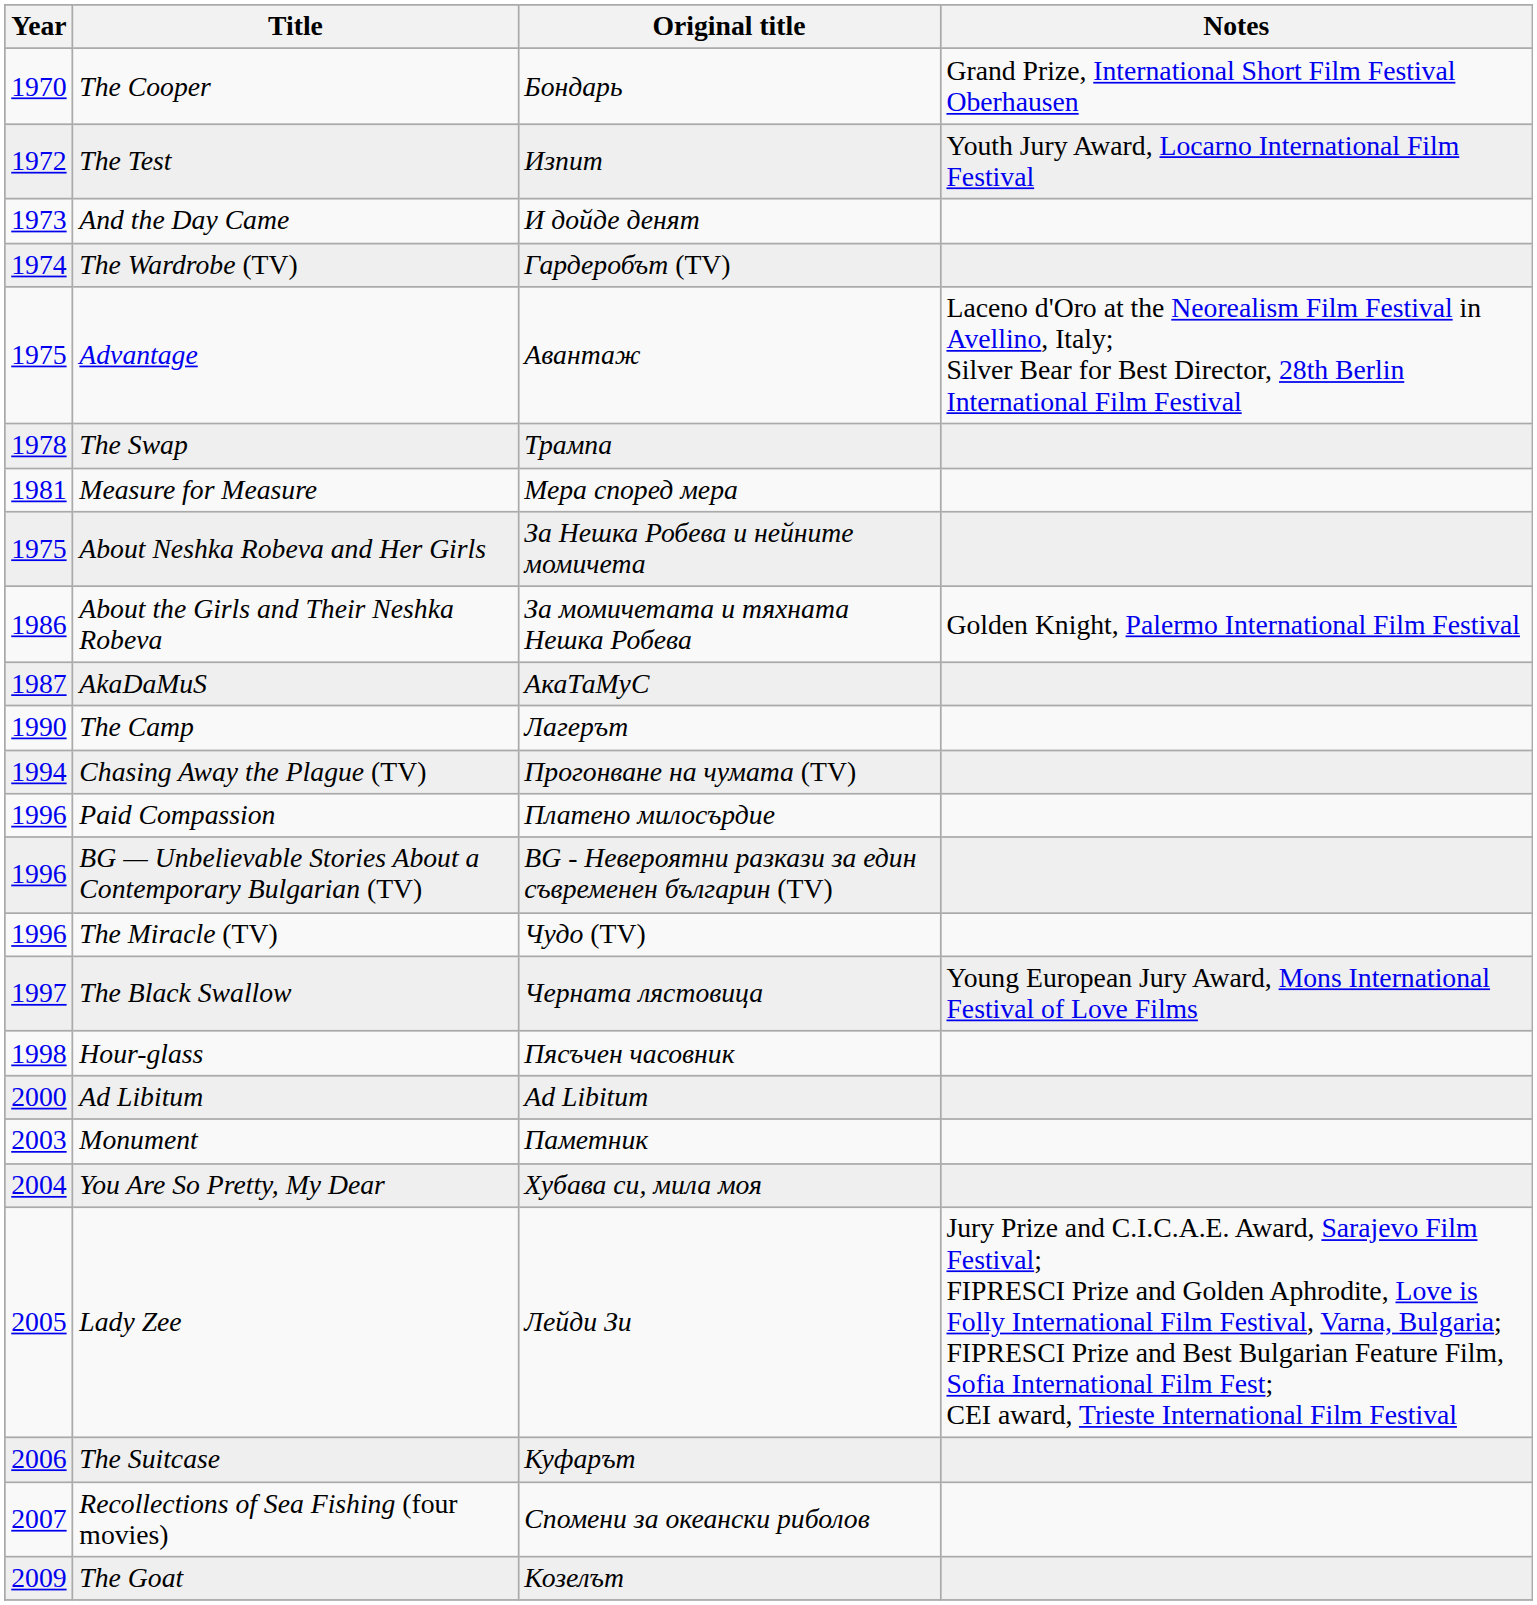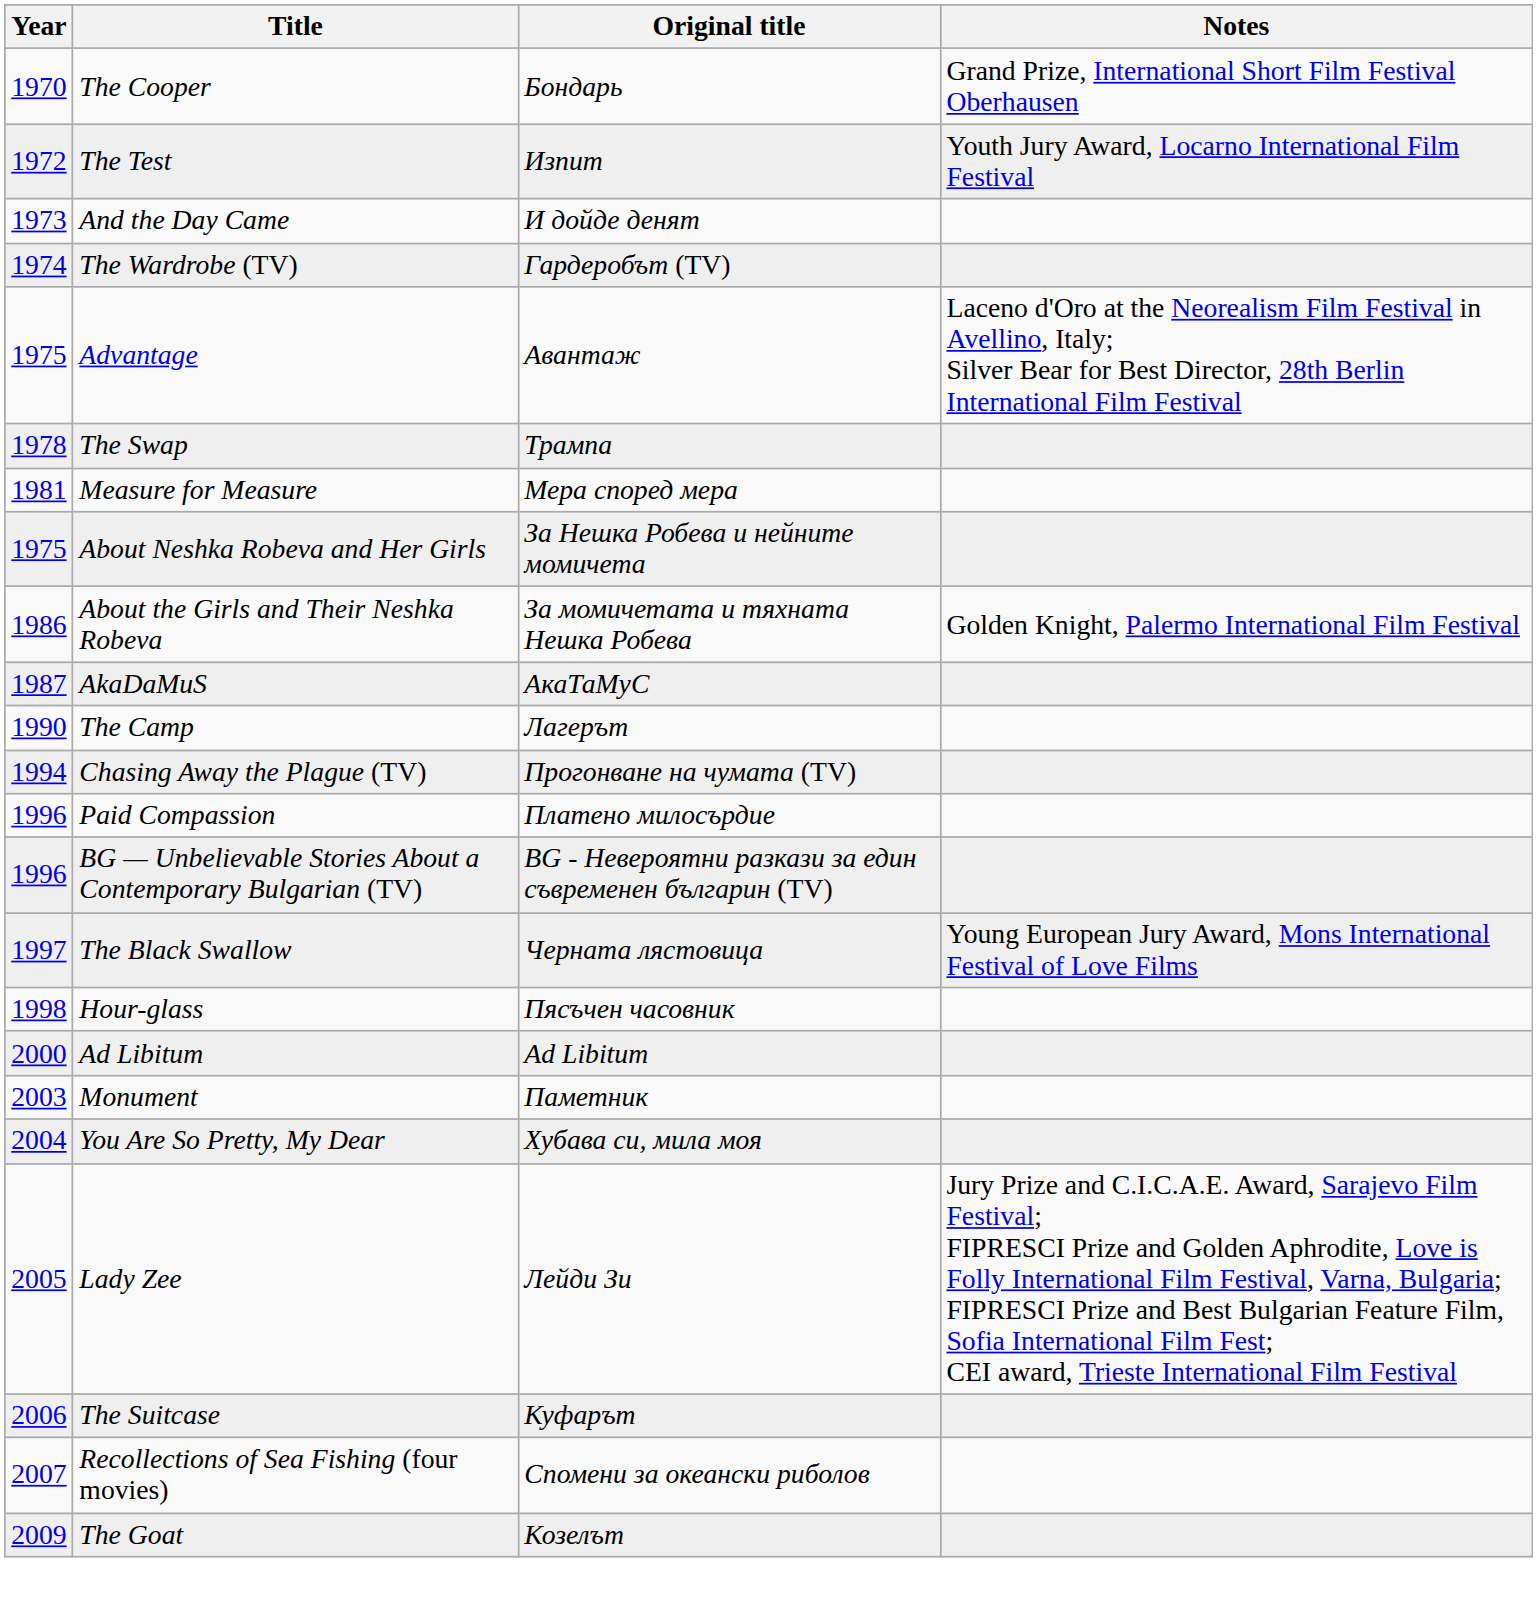- row: (179, 934)
